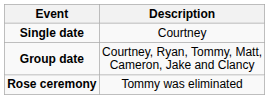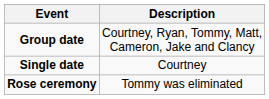rows swapped: (52, 33) <-> (52, 58)
